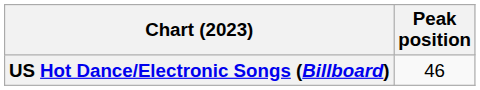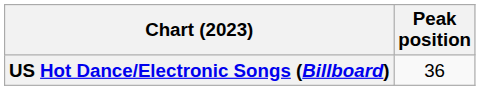(435, 70) 46 -> (435, 70) 36
